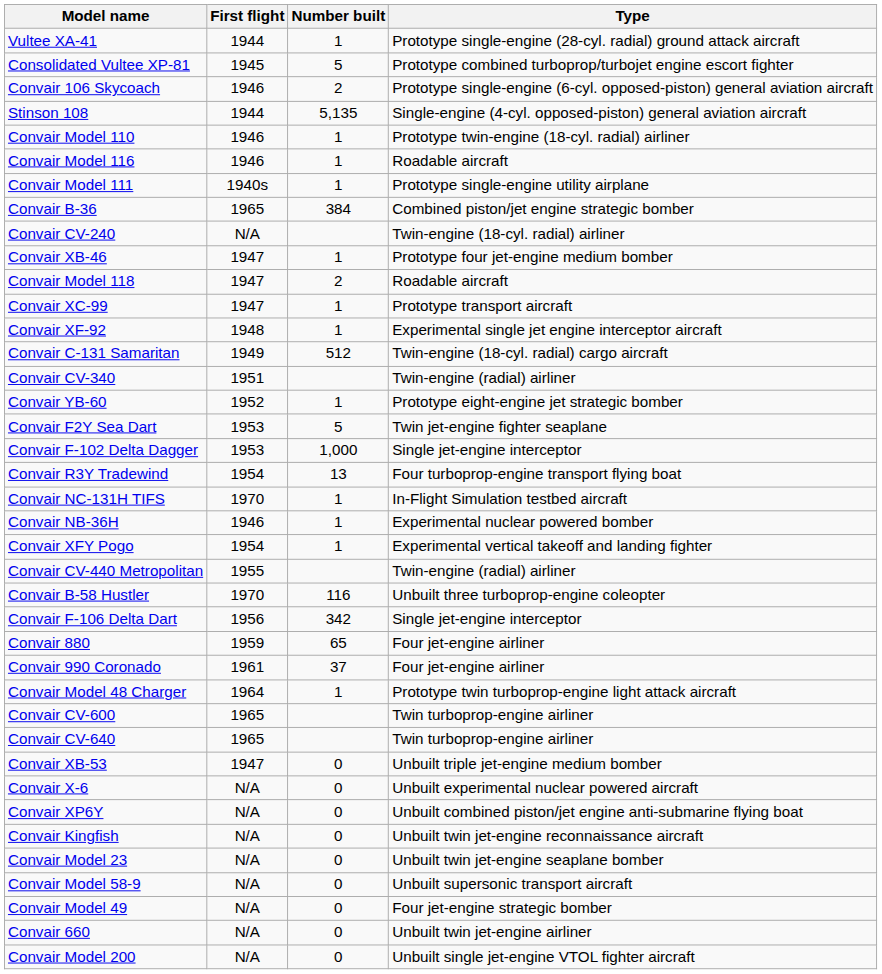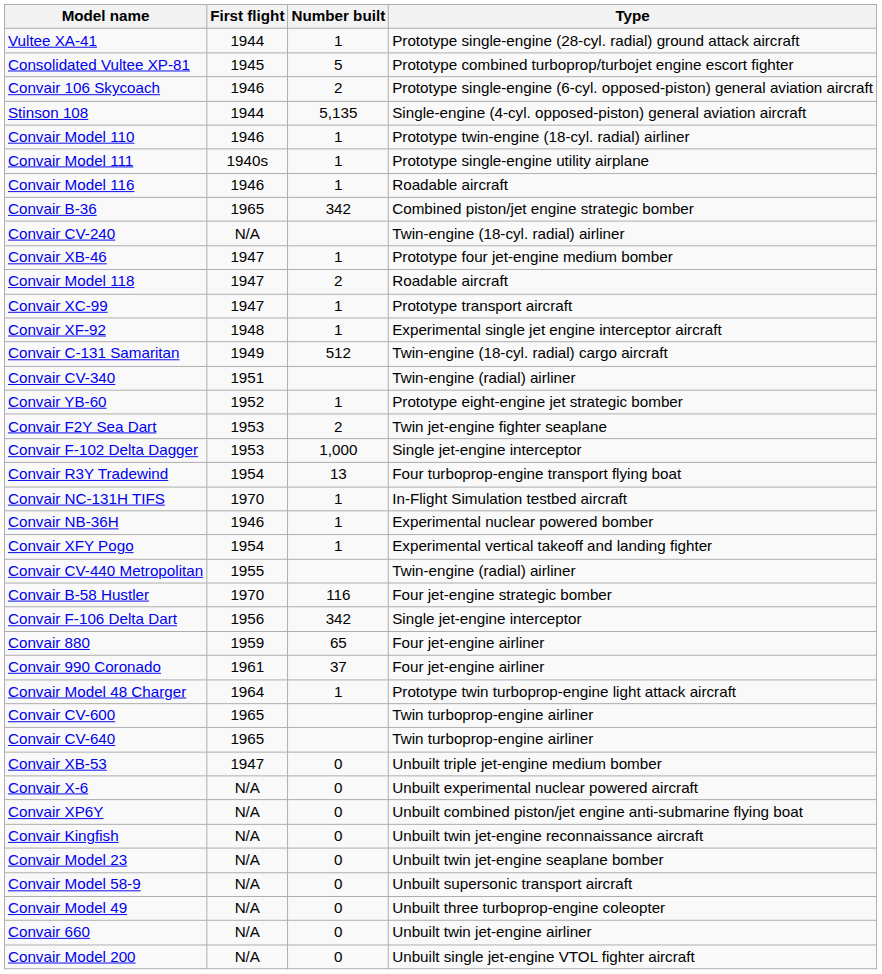rows swapped: (71, 185) <-> (71, 161)
(338, 209) 384 -> (338, 209) 342
(338, 426) 5 -> (338, 426) 2
(529, 595) Unbuilt three turboprop-engine coleopter -> (502, 595) Four jet-engine strategic bomber
(502, 908) Four jet-engine strategic bomber -> (529, 908) Unbuilt three turboprop-engine coleopter
